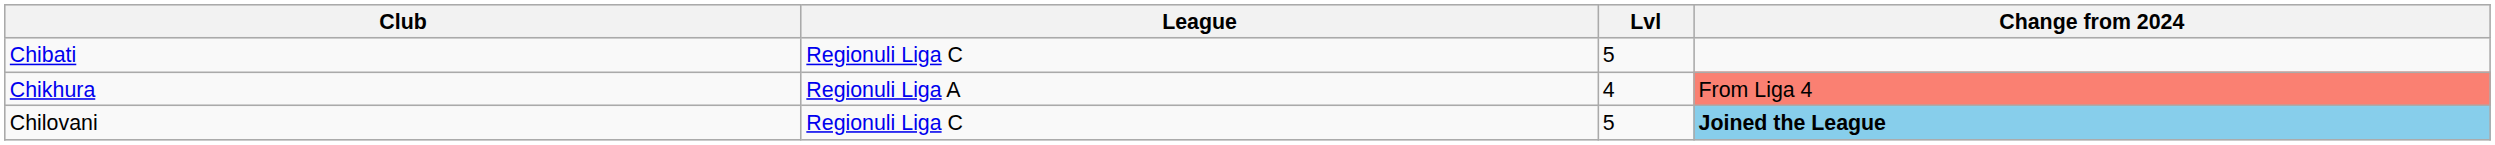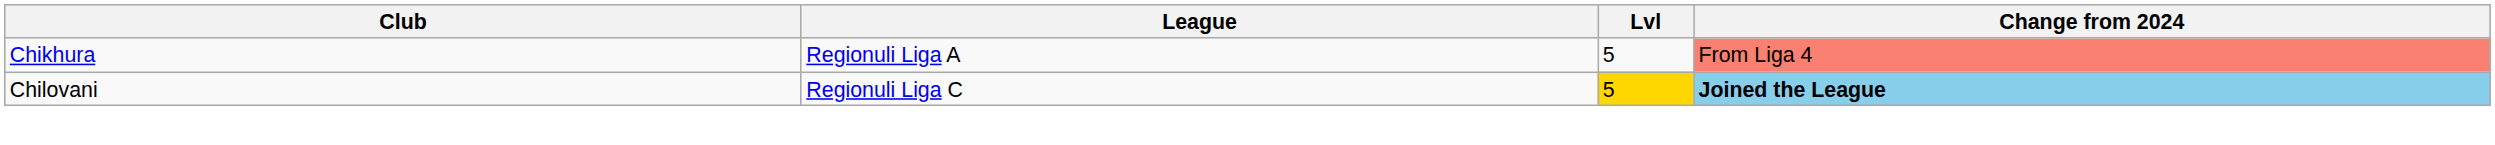- row: (43, 55)
(1609, 89) 4 -> (1609, 55) 5
(1609, 122) no background -> (1609, 89) gold background
